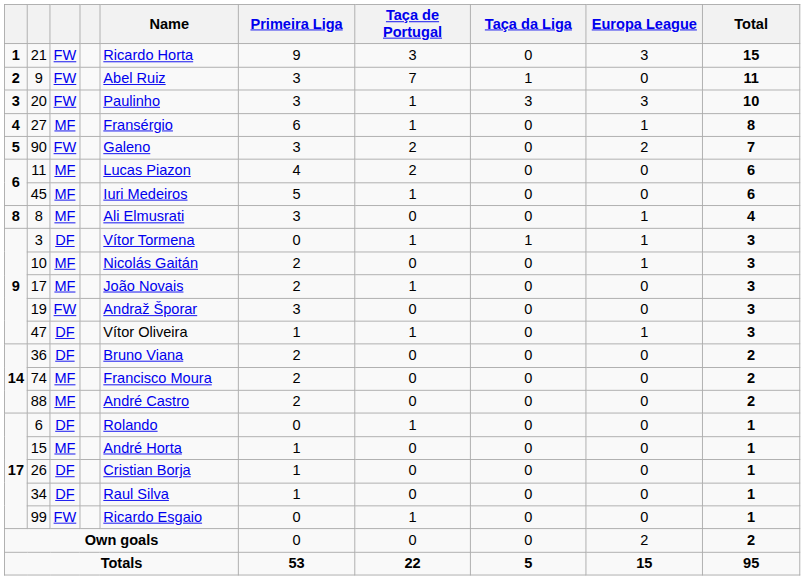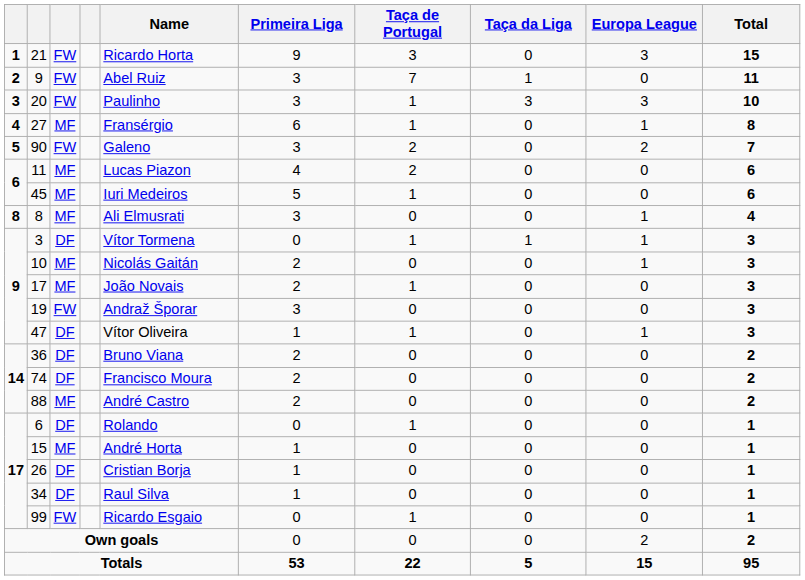(65, 378) MF -> (65, 378) DF
